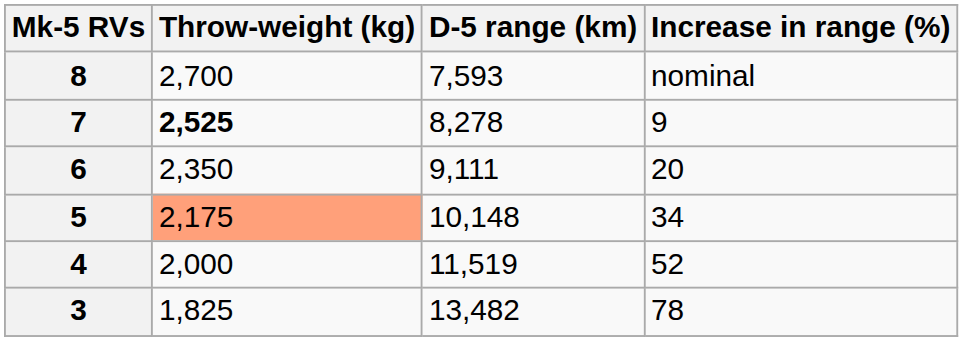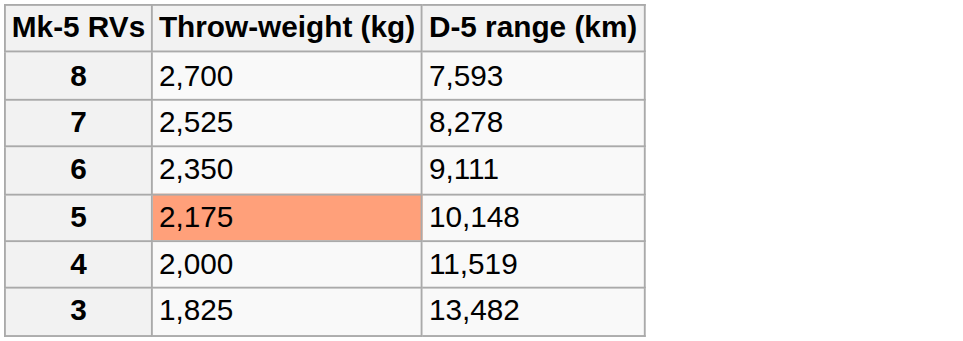- column: (801, 28)
(196, 122) bold -> (196, 122) normal
